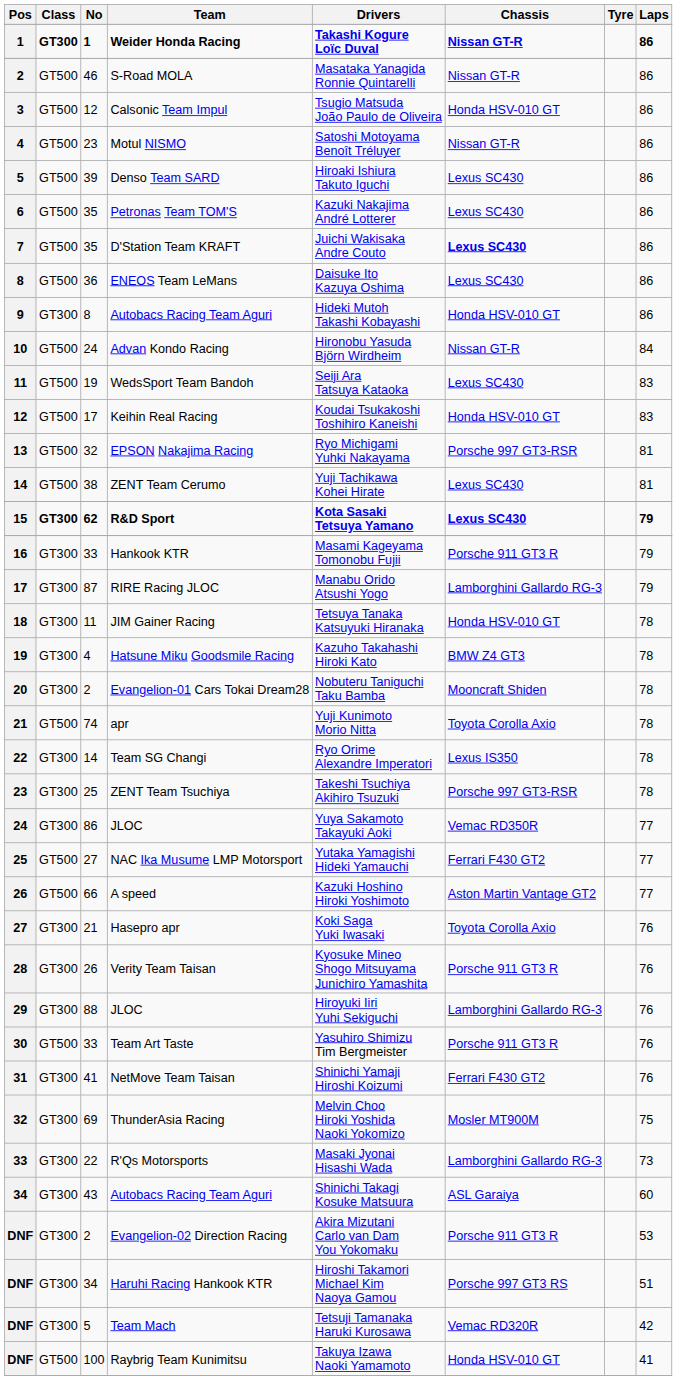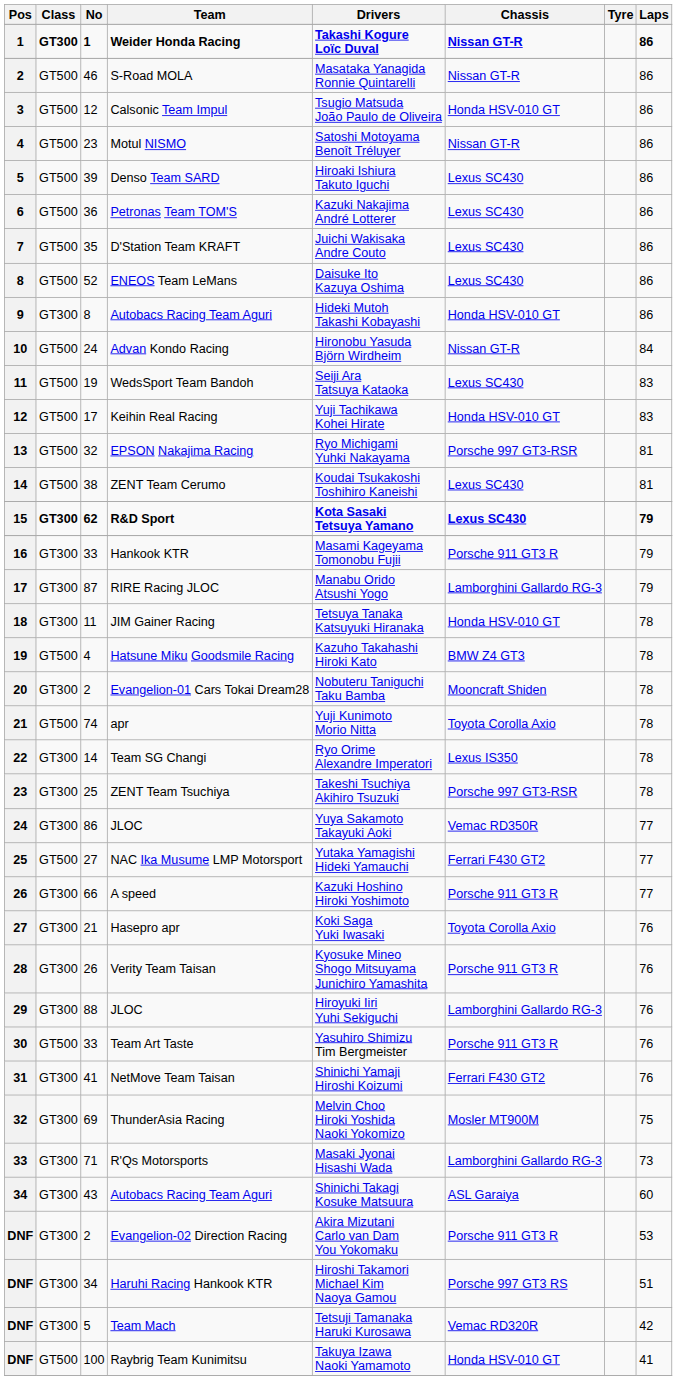(91, 212) 35 -> (91, 212) 36
(487, 246) bold -> (486, 246) normal
(91, 280) 36 -> (91, 280) 52
(368, 417) Koudai Tsukakoshi Toshihiro Kaneishi -> (356, 417) Yuji Tachikawa Kohei Hirate
(356, 485) Yuji Tachikawa Kohei Hirate -> (368, 485) Koudai Tsukakoshi Toshihiro Kaneishi
(58, 655) GT300 -> (58, 655) GT500
(58, 894) GT500 -> (58, 894) GT300
(522, 894) Aston Martin Vantage GT2 -> (503, 894) Porsche 911 GT3 R
(91, 1160) 22 -> (91, 1160) 71
